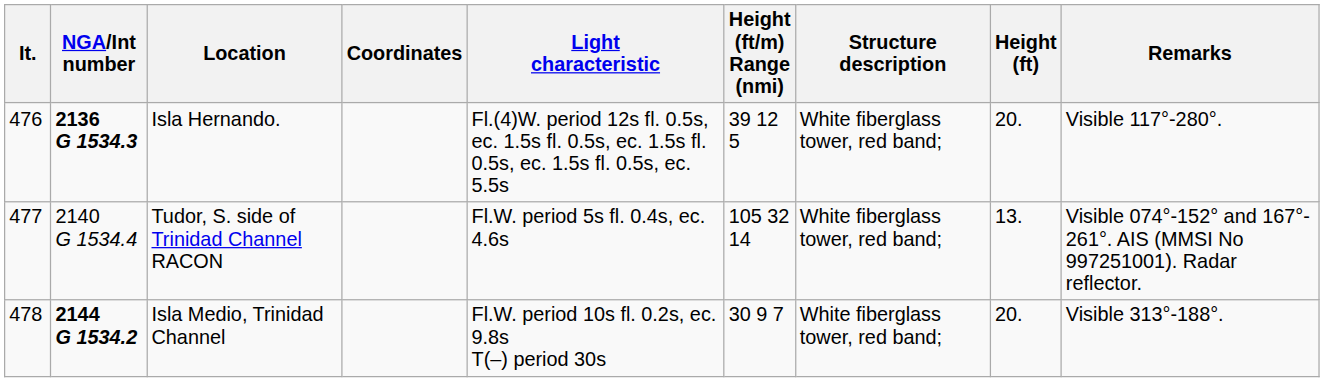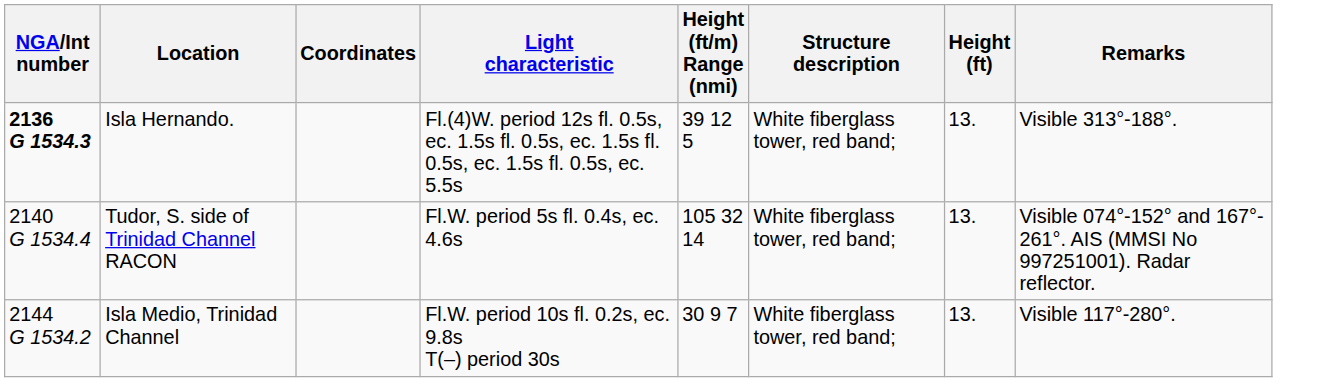- column: (28, 53)
(1009, 118) 20. -> (962, 118) 13.
(1144, 118) Visible 117°-280°. -> (1098, 118) Visible 313°-188°.
(96, 326) bold -> (50, 326) normal
(1009, 315) 20. -> (962, 315) 13.
(1145, 315) Visible 313°-188°. -> (1098, 315) Visible 117°-280°.
